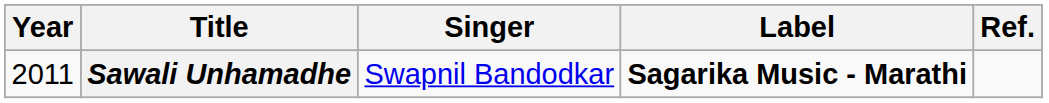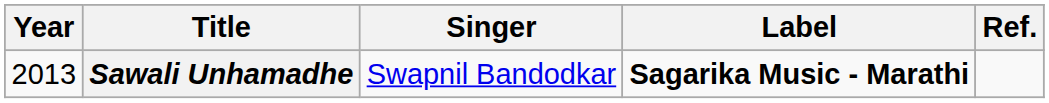(43, 73) 2011 -> (44, 73) 2013
